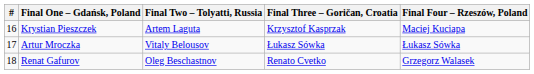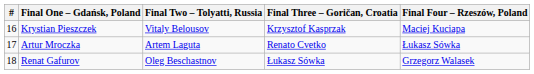(173, 29) Artem Laguta -> (177, 29) Vitaly Belousov
(177, 45) Vitaly Belousov -> (173, 45) Artem Laguta
(296, 45) Łukasz Sówka -> (296, 45) Renato Cvetko
(296, 61) Renato Cvetko -> (296, 61) Łukasz Sówka
